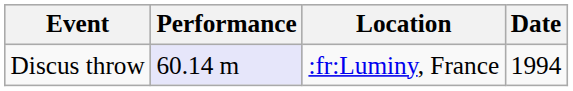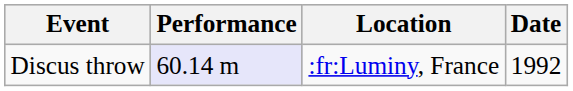(536, 64) 1994 -> (536, 64) 1992
